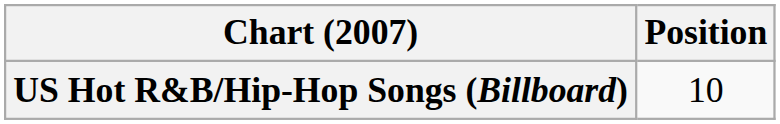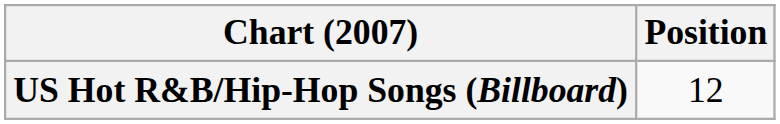(706, 89) 10 -> (706, 89) 12
